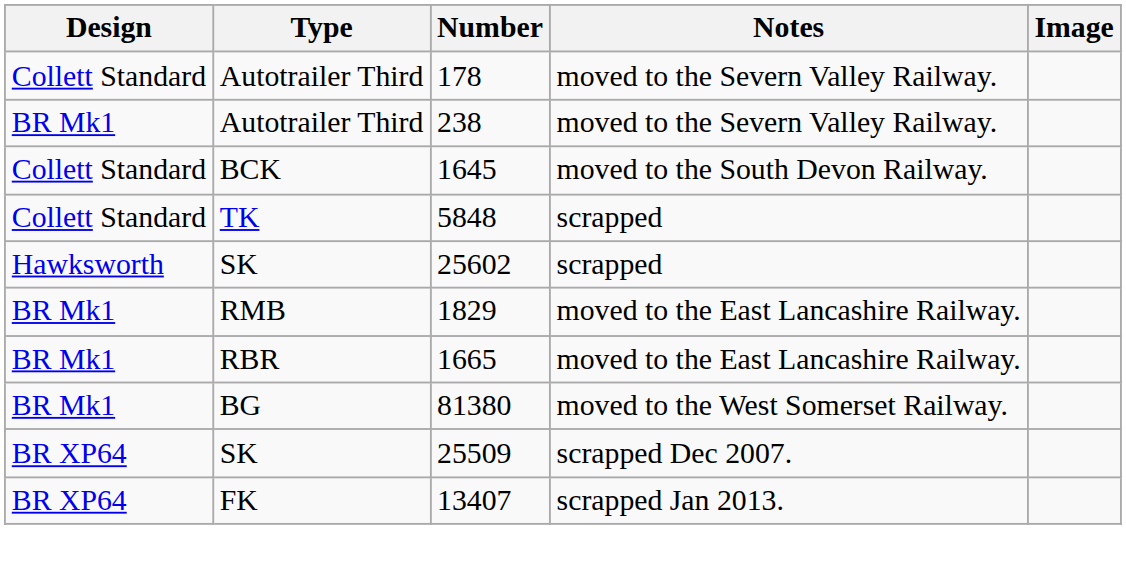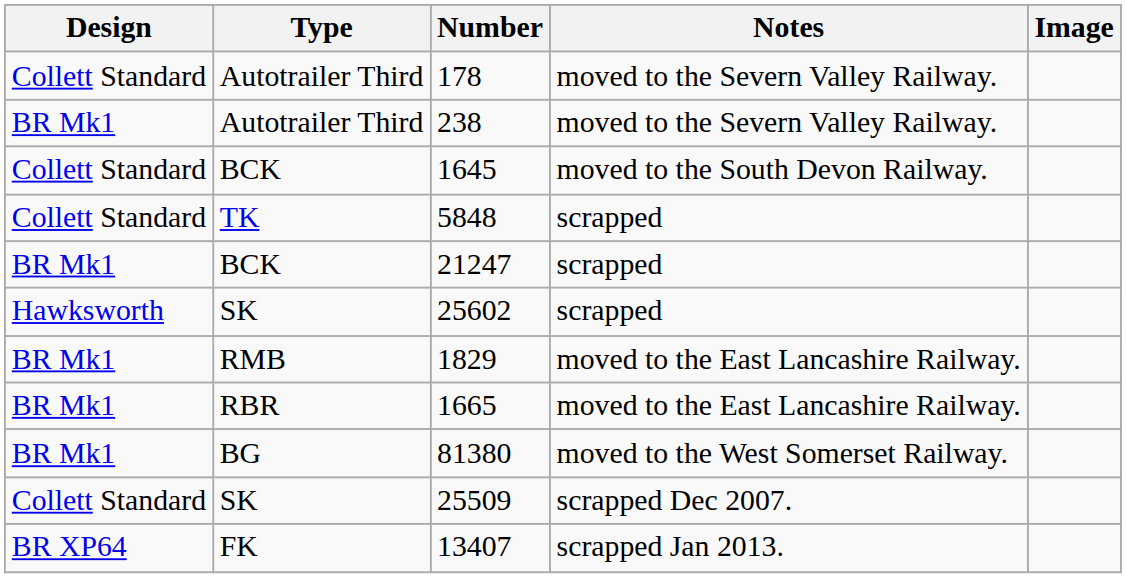+ row: (474, 264)
(69, 452) BR XP64 -> (109, 500) Collett Standard
